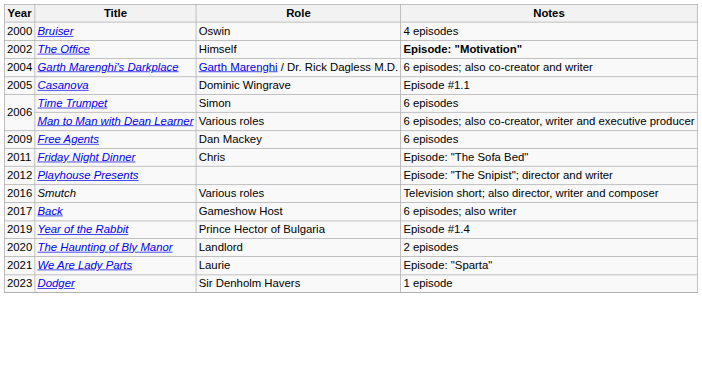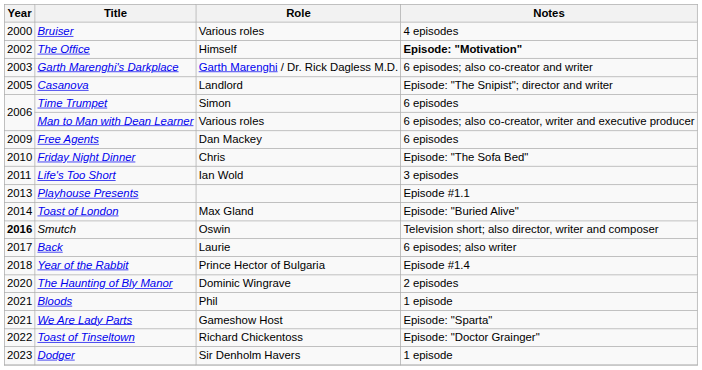(214, 31) Oswin -> (231, 31) Various roles
(20, 67) 2004 -> (20, 67) 2003
(245, 85) Dominic Wingrave -> (221, 85) Landlord
(437, 85) Episode #1.1 -> (508, 85) Episode: "The Snipist"; director and writer
(19, 157) 2011 -> (20, 157) 2010
+ row: (77, 175)
(20, 175) 2012 -> (20, 193) 2013
(508, 175) Episode: "The Snipist"; director and writer -> (437, 193) Episode #1.1
+ row: (78, 211)
(20, 193) normal -> (20, 229) bold
(231, 193) Various roles -> (214, 229) Oswin
(241, 211) Gameshow Host -> (214, 247) Laurie
(20, 229) 2019 -> (20, 265) 2018
(221, 247) Landlord -> (245, 283) Dominic Wingrave
+ row: (55, 301)
(214, 265) Laurie -> (241, 319) Gameshow Host
+ row: (86, 337)
